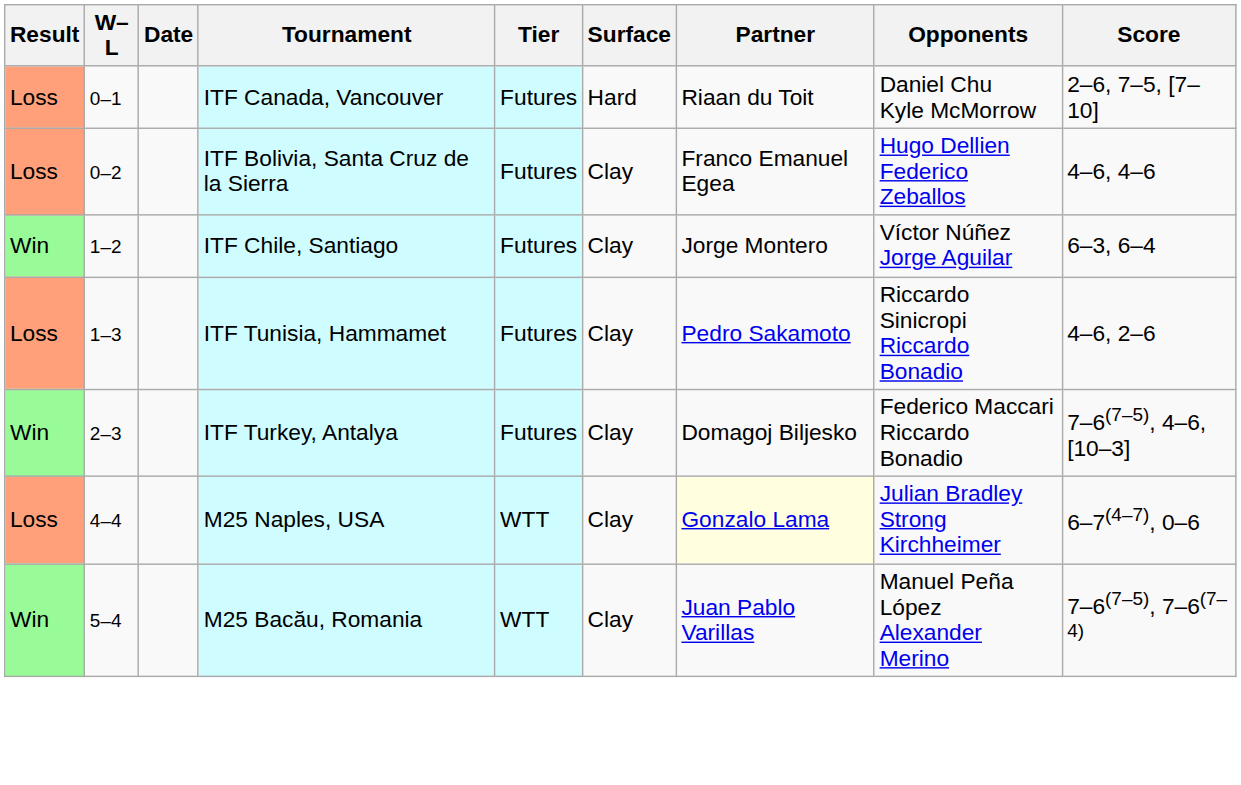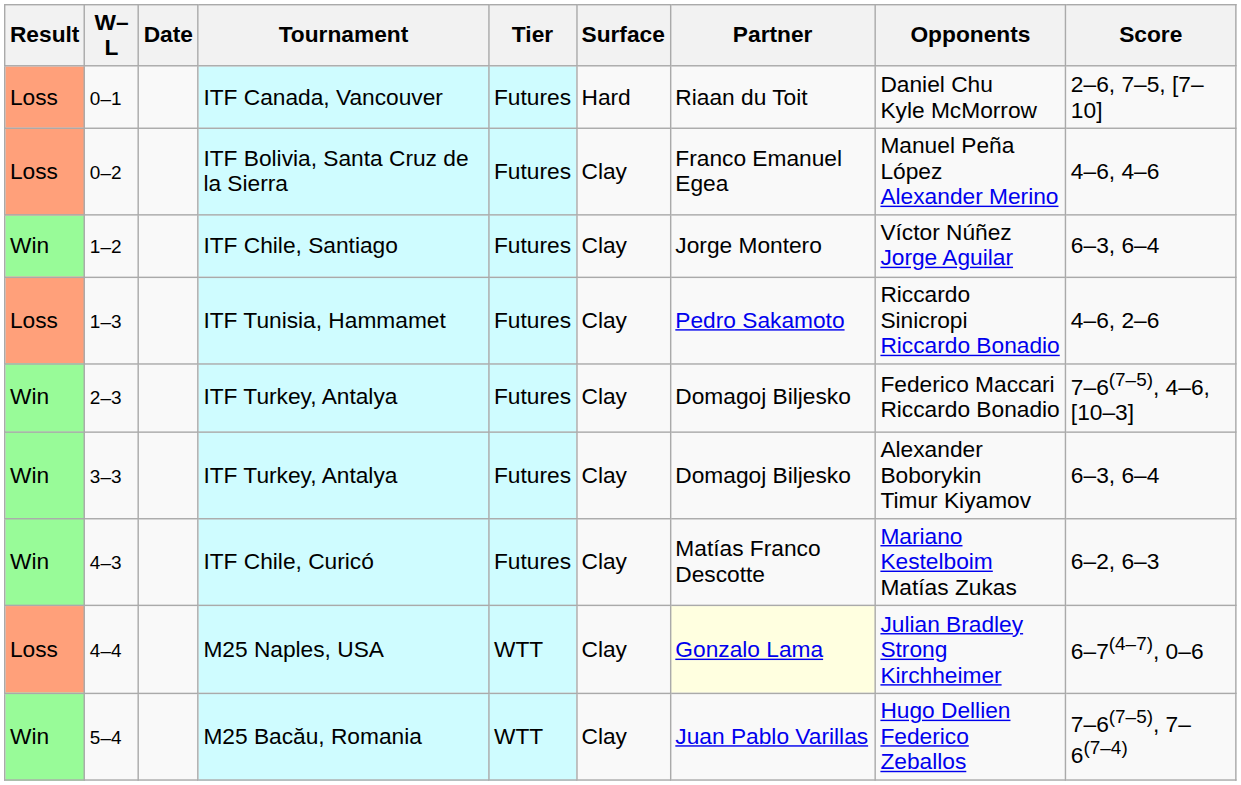(945, 171) Hugo Dellien Federico Zeballos -> (969, 171) Manuel Peña López Alexander Merino
+ row: (106, 476)
+ row: (106, 563)
(947, 619) Manuel Peña López Alexander Merino -> (945, 736) Hugo Dellien Federico Zeballos
